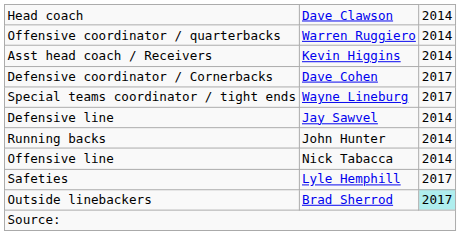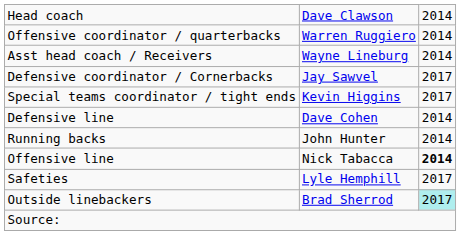(351, 56) Kevin Higgins -> (355, 56) Wayne Lineburg
(340, 76) Dave Cohen -> (340, 76) Jay Sawvel
(355, 97) Wayne Lineburg -> (351, 97) Kevin Higgins
(340, 118) Jay Sawvel -> (340, 118) Dave Cohen
(437, 159) normal -> (437, 159) bold
